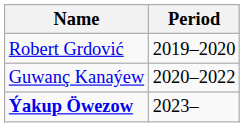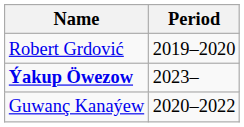rows swapped: (77, 77) <-> (71, 106)
